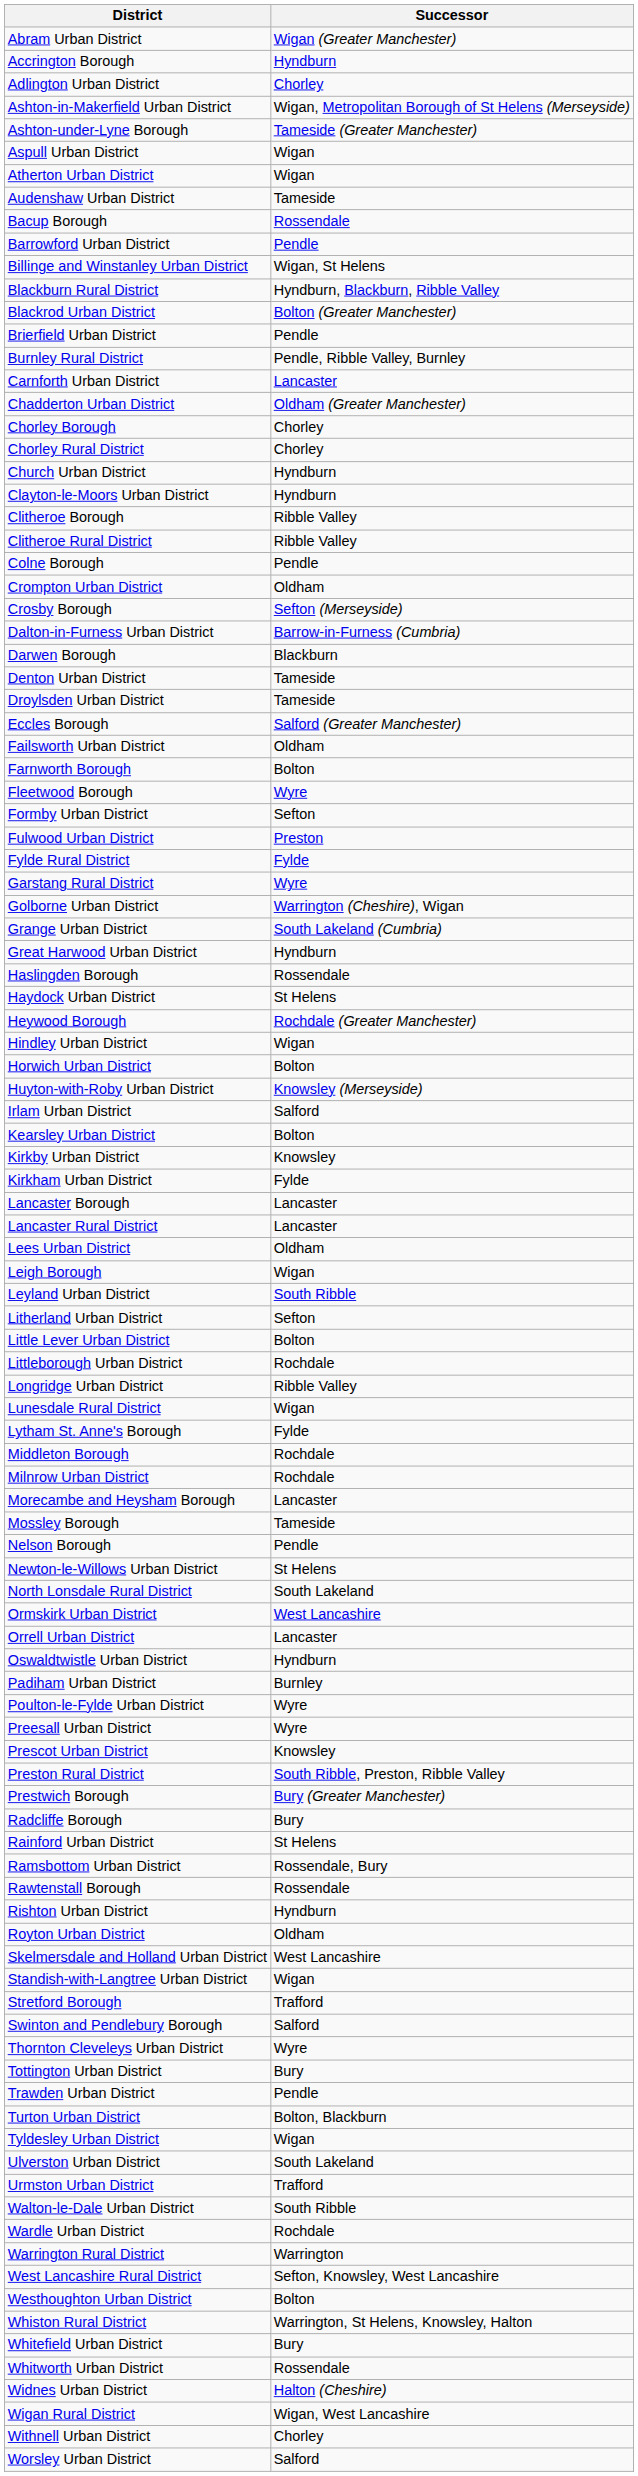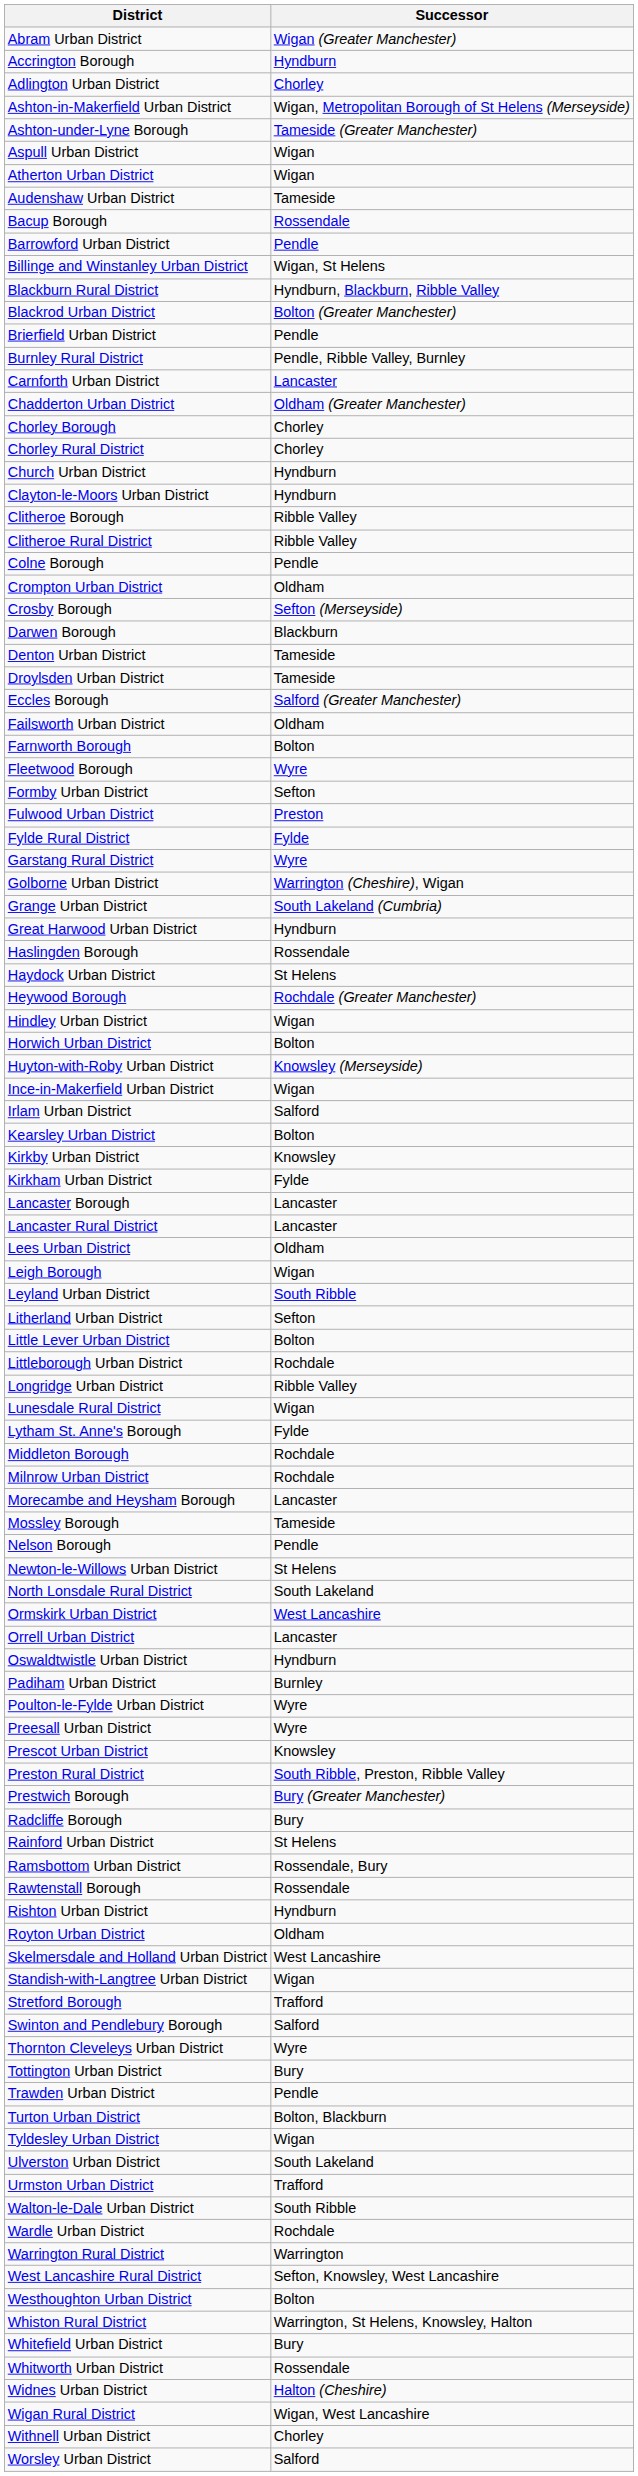- row: (111, 632)
+ row: (111, 1089)
